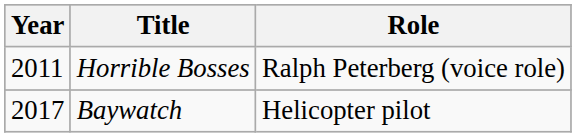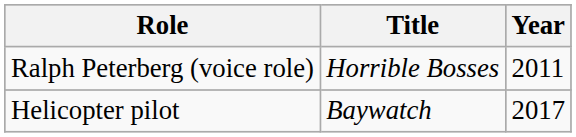columns swapped: (38, 25) <-> (414, 25)
